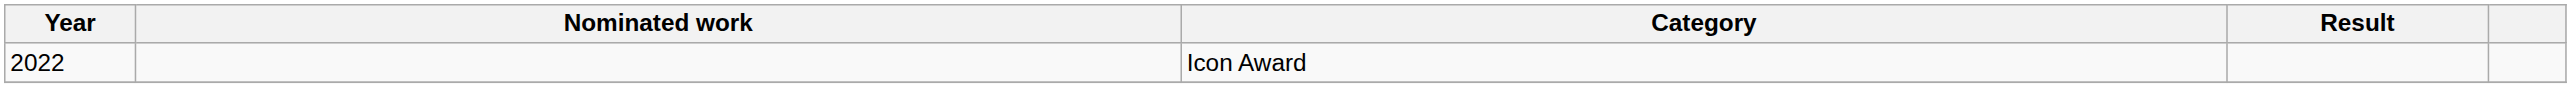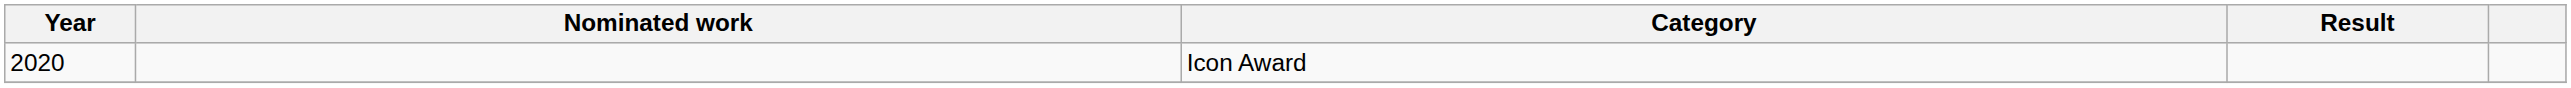(37, 62) 2022 -> (37, 62) 2020
